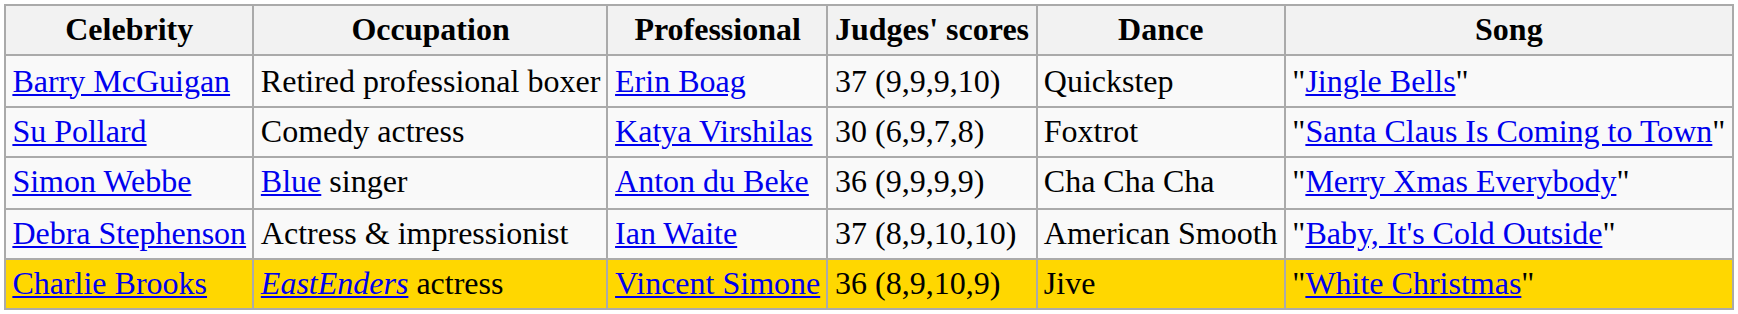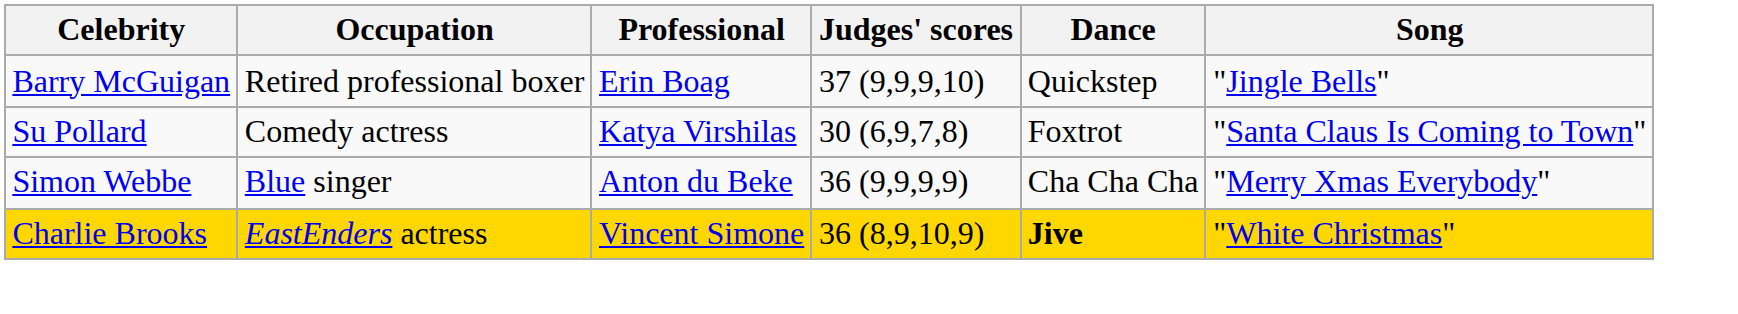- row: (129, 232)
(1070, 283) normal -> (1055, 232) bold
